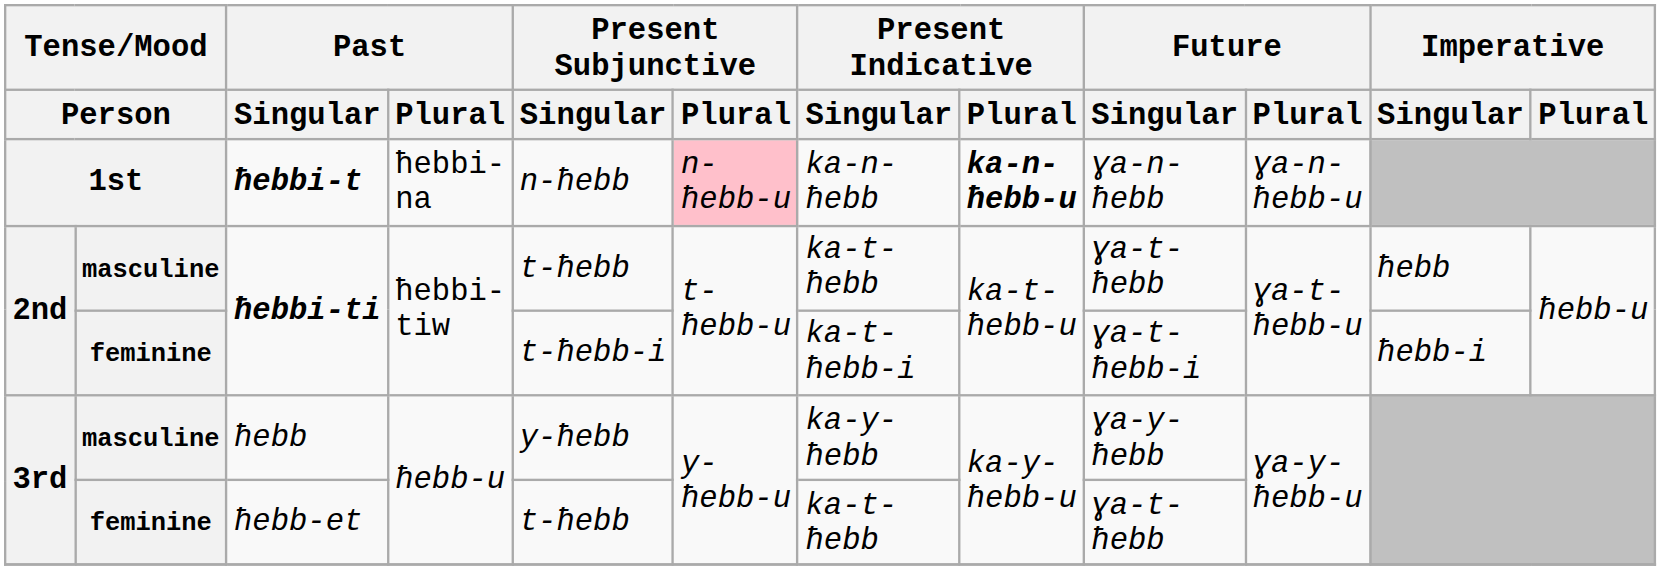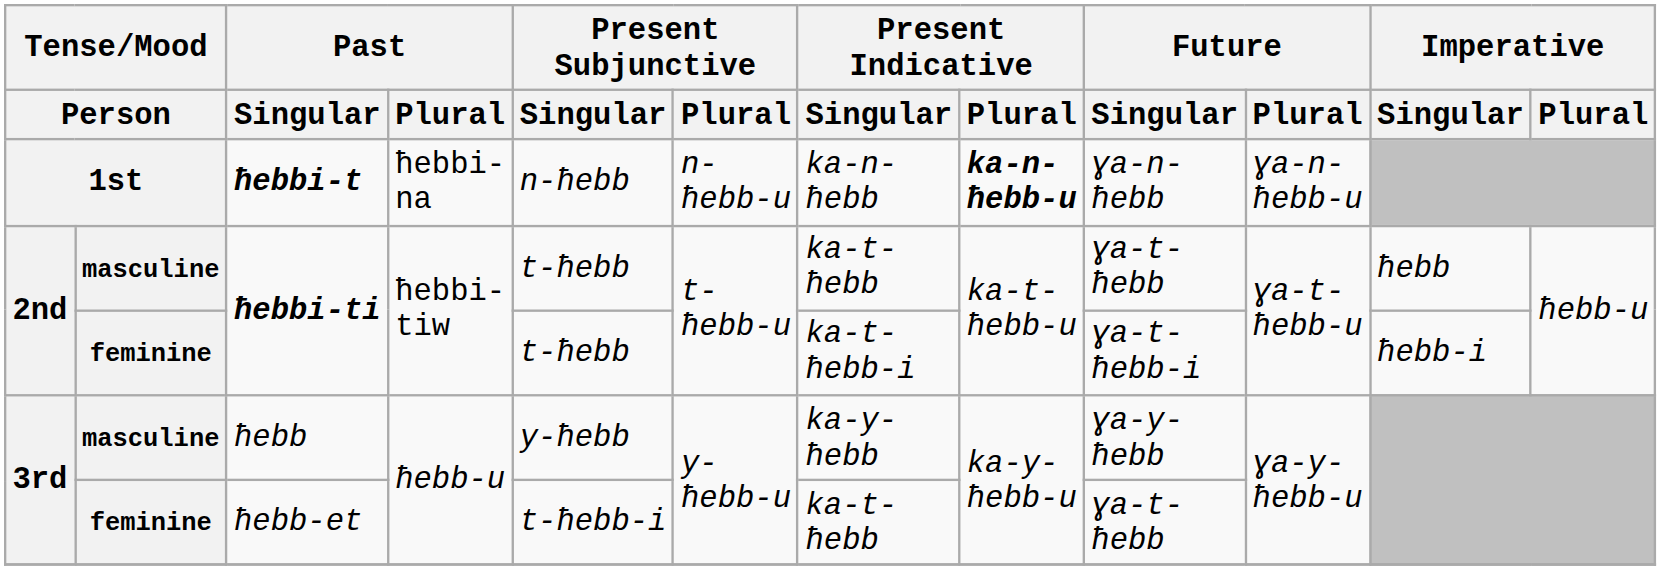(736, 183) pink background -> (736, 183) no background
(593, 353) t-ħebb-i -> (575, 353) t-ħebb
(575, 523) t-ħebb -> (593, 523) t-ħebb-i
